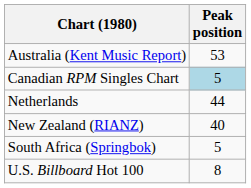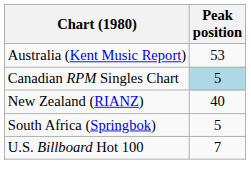- row: (43, 101)
(218, 170) 8 -> (218, 147) 7
